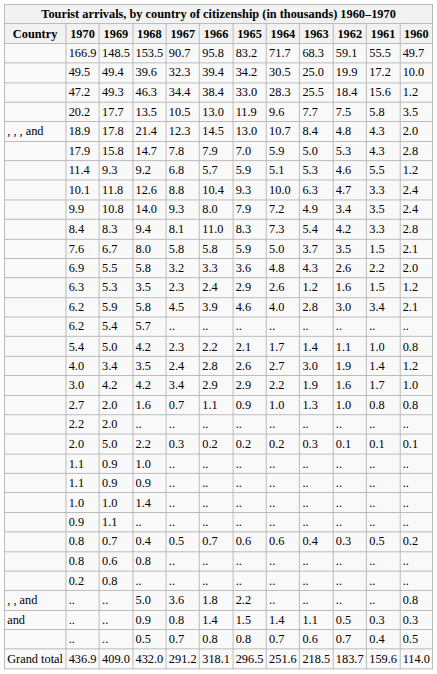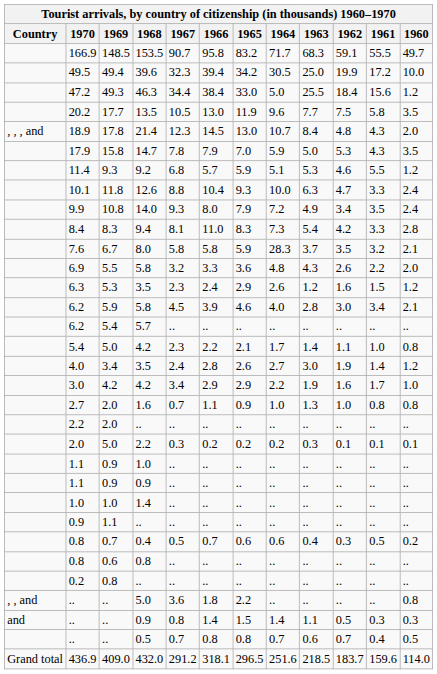(280, 92) 28.3 -> (277, 92) 5.0
(410, 151) 2.8 -> (410, 151) 3.5
(277, 248) 5.0 -> (280, 248) 28.3
(377, 248) 1.5 -> (377, 248) 3.2
